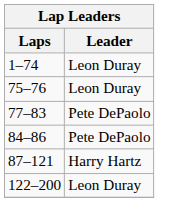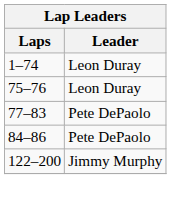- row: (31, 161)
(105, 185) Leon Duray -> (115, 161) Jimmy Murphy
